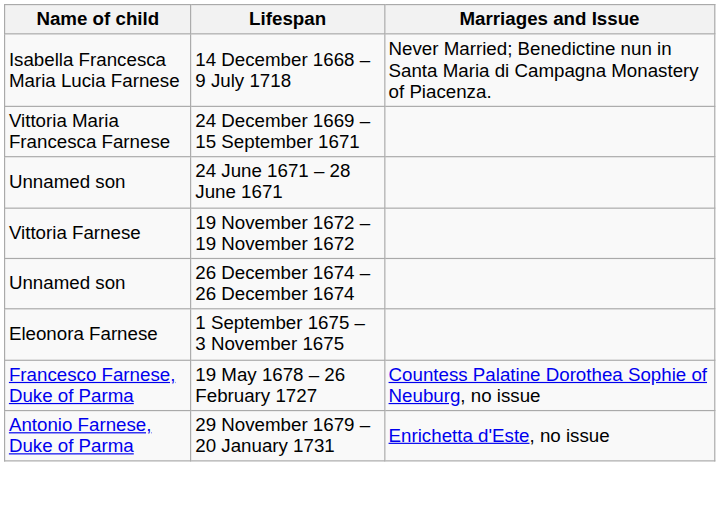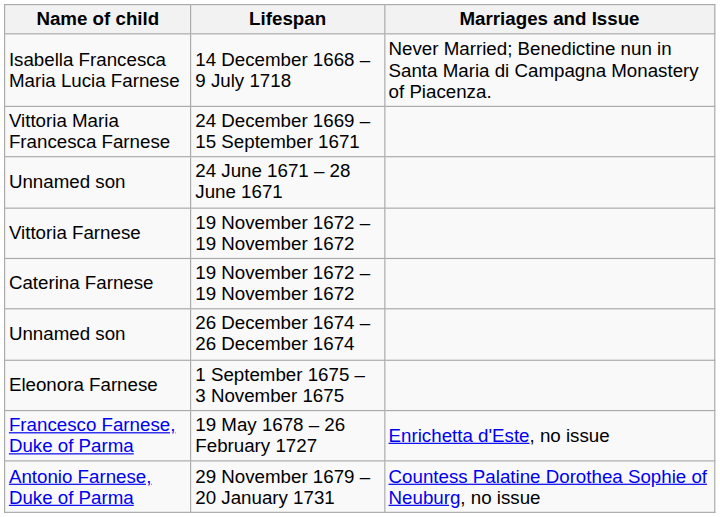+ row: (81, 283)
(548, 385) Countess Palatine Dorothea Sophie of Neuburg, no issue -> (499, 435) Enrichetta d'Este, no issue
(499, 435) Enrichetta d'Este, no issue -> (548, 486) Countess Palatine Dorothea Sophie of Neuburg, no issue
